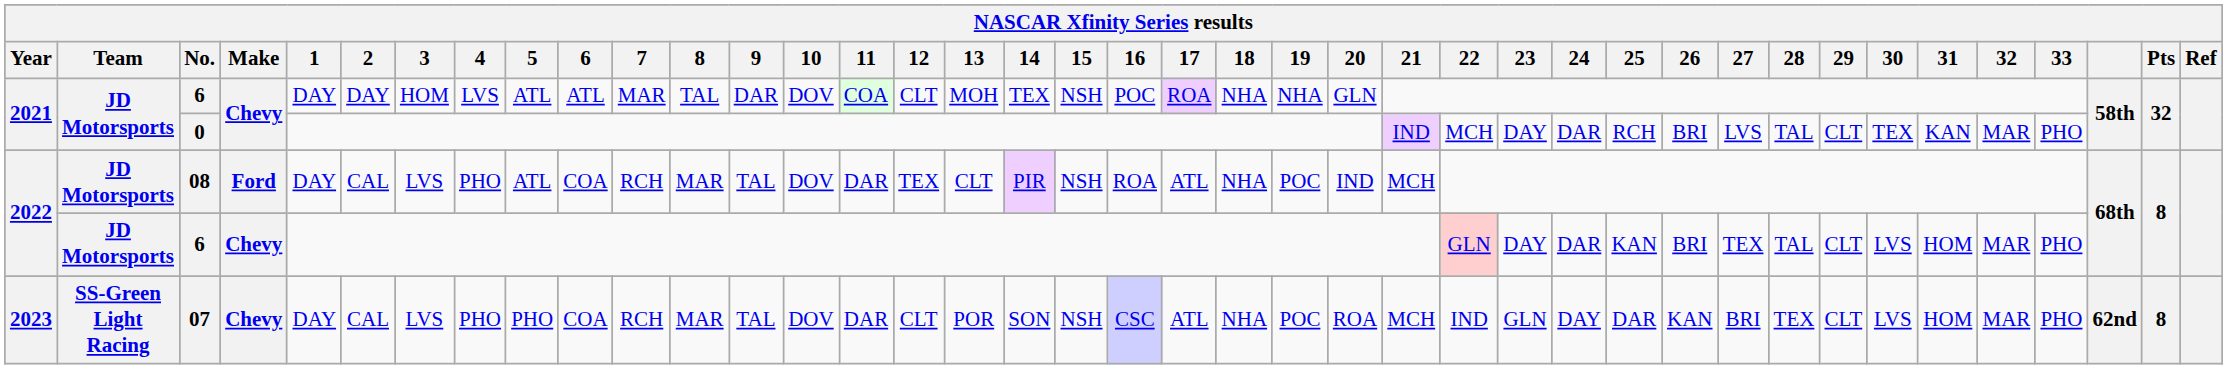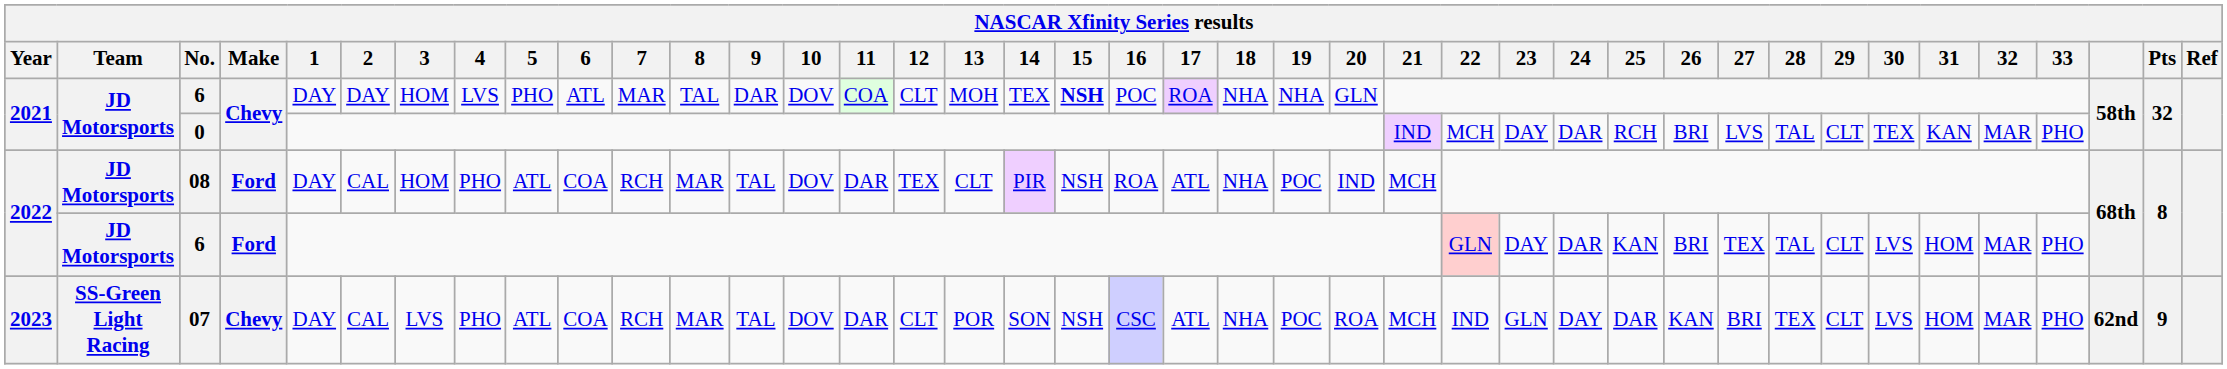(532, 95) ATL -> (532, 95) PHO
(1082, 95) normal -> (1082, 95) bold
(424, 181) LVS -> (424, 181) HOM
(254, 243) Chevy -> (254, 243) Ford
(532, 319) PHO -> (532, 319) ATL
(2161, 319) 8 -> (2162, 319) 9
